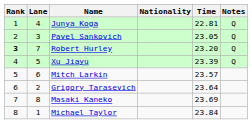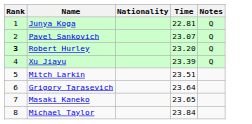- column: (38, 11)
(207, 36) 23.05 -> (184, 36) 23.07
(207, 74) 23.57 -> (184, 74) 23.51
(207, 100) 23.69 -> (184, 100) 23.65
